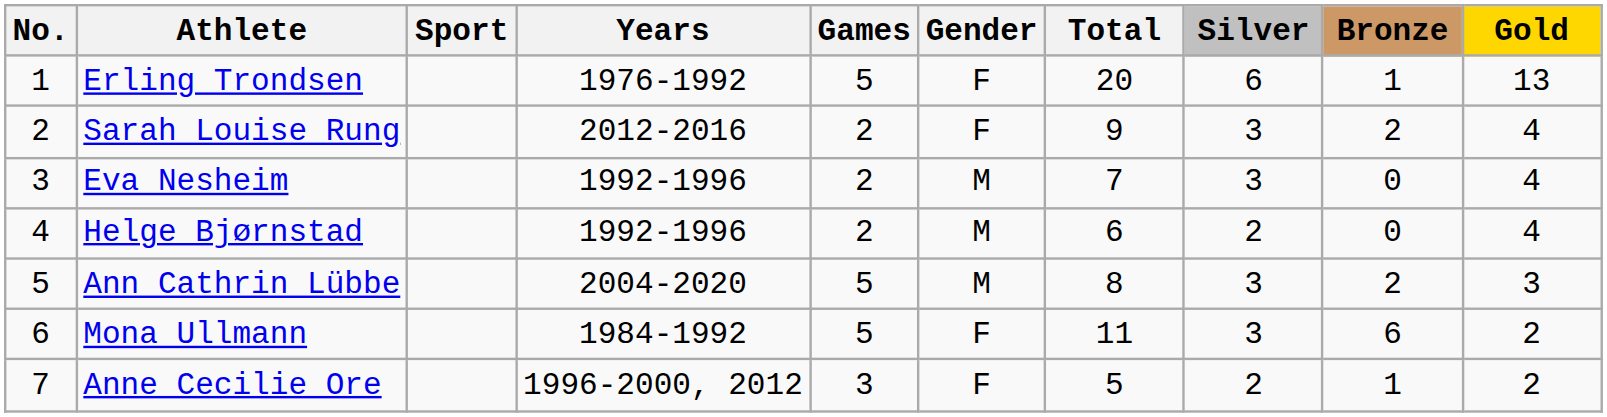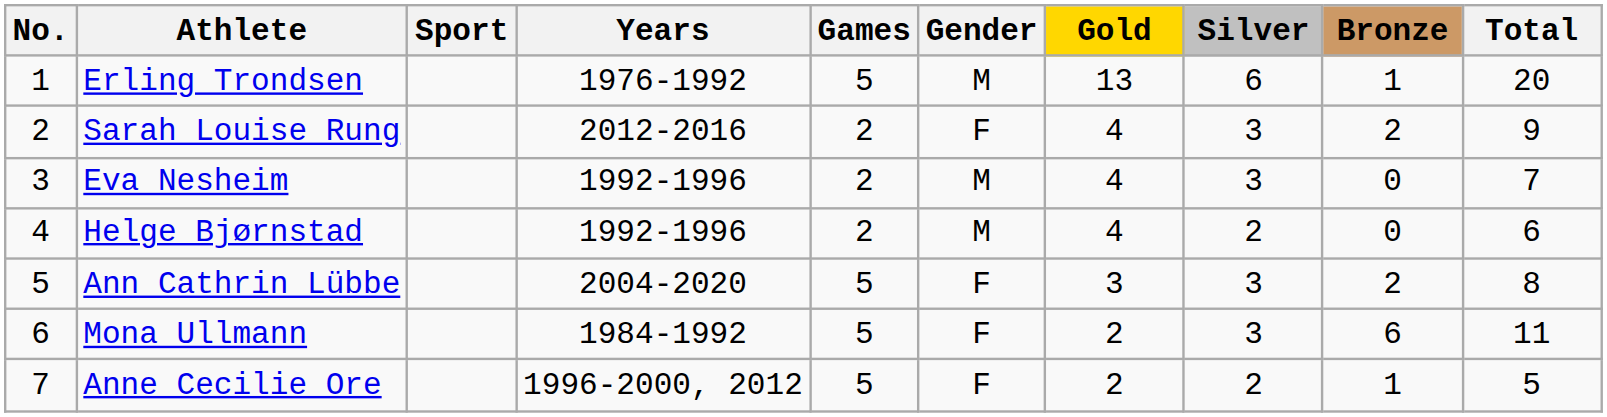columns swapped: (1532, 31) <-> (1114, 31)
(982, 81) F -> (982, 81) M
(982, 284) M -> (982, 284) F
(864, 385) 3 -> (864, 385) 5
